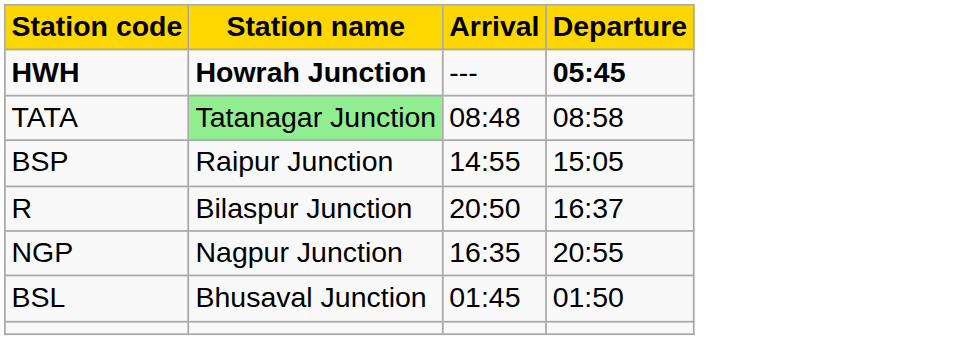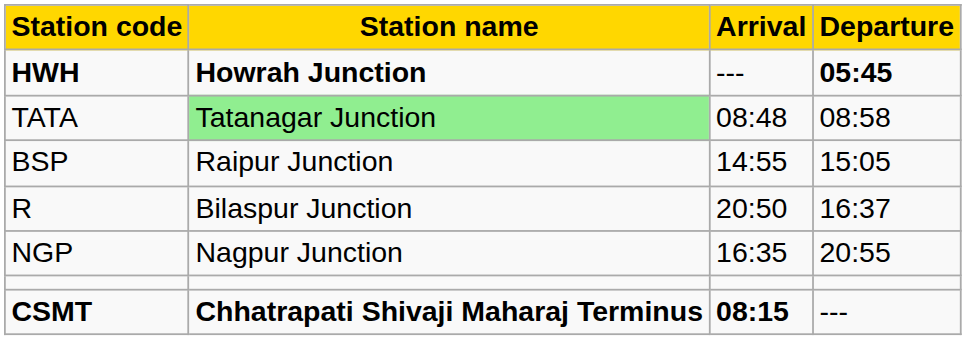- row: (38, 298)
+ row: (52, 311)
